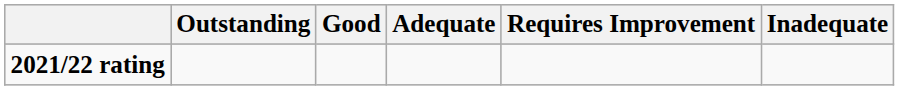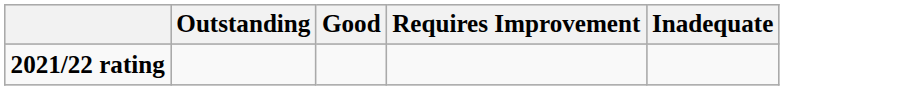- column: (444, 24)
